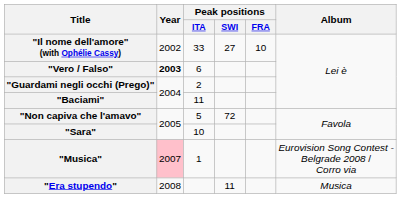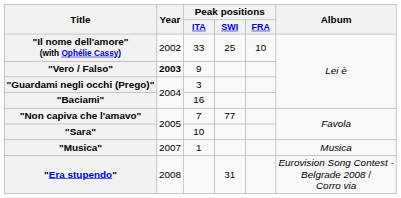(230, 47) 27 -> (230, 47) 25
(199, 69) 6 -> (199, 69) 9
(199, 84) 2 -> (199, 84) 3
(199, 100) 11 -> (199, 100) 16
(199, 116) 5 -> (199, 116) 7
(230, 116) 72 -> (230, 116) 77
(170, 158) pink background -> (170, 147) no background
(336, 158) Eurovision Song Contest - Belgrade 2008 / Corro via -> (336, 147) Musica
(230, 185) 11 -> (230, 174) 31
(336, 185) Musica -> (336, 174) Eurovision Song Contest - Belgrade 2008 / Corro via
